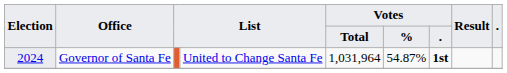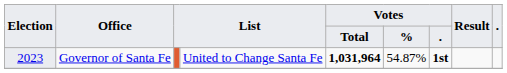(30, 58) 2024 -> (30, 58) 2023
(354, 58) normal -> (354, 58) bold
